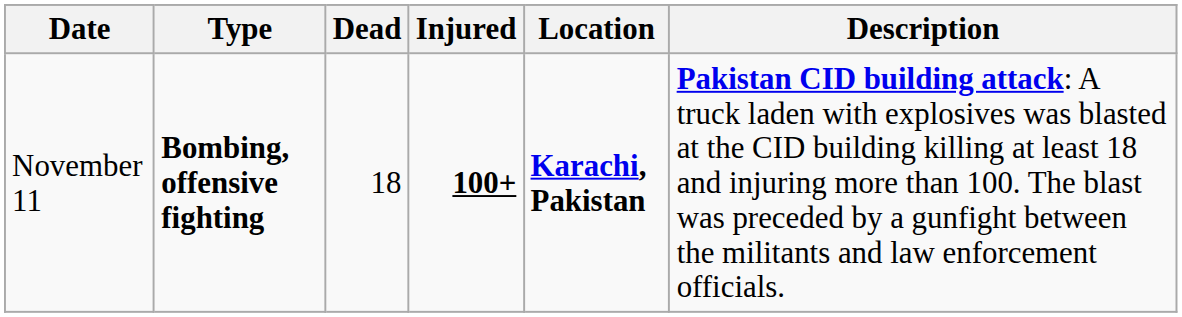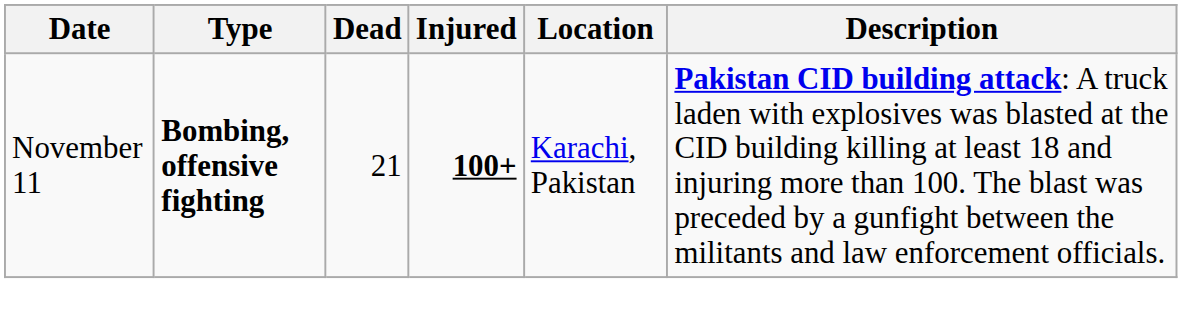(386, 182) 18 -> (386, 164) 21
(588, 182) bold -> (584, 164) normal
